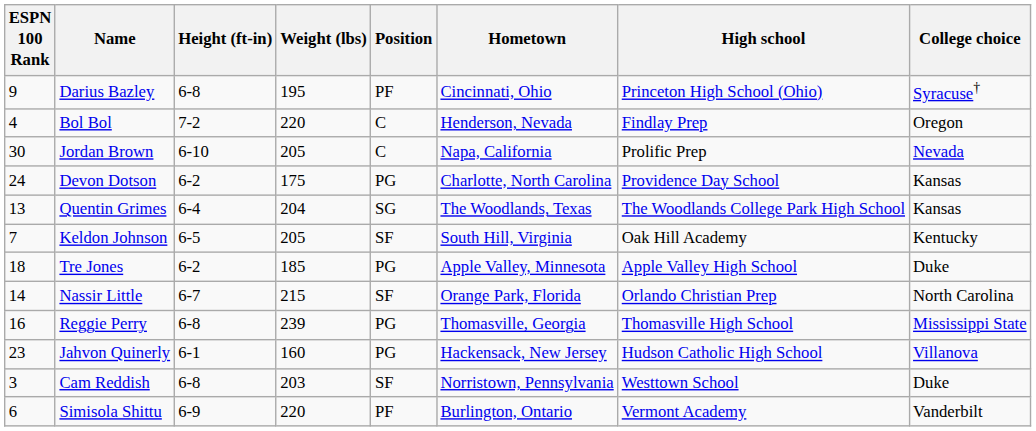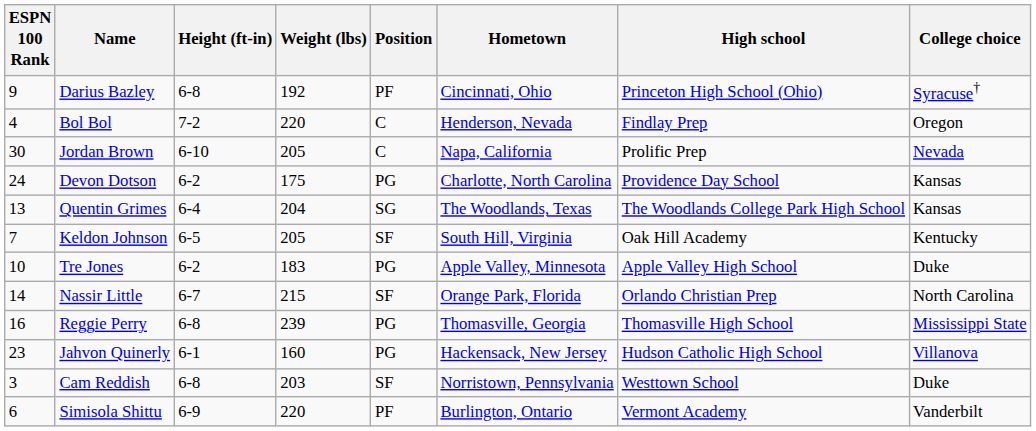(293, 91) 195 -> (293, 91) 192
(17, 267) 18 -> (17, 267) 10
(293, 267) 185 -> (293, 267) 183
